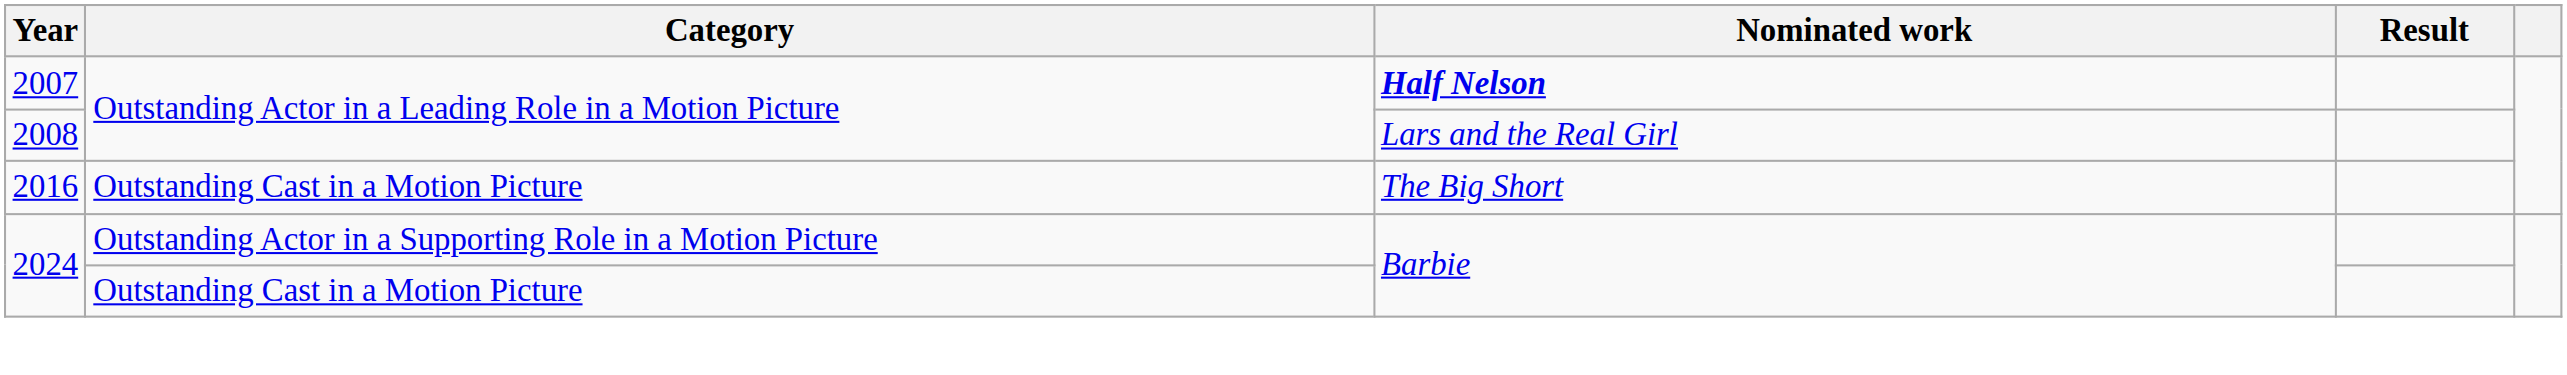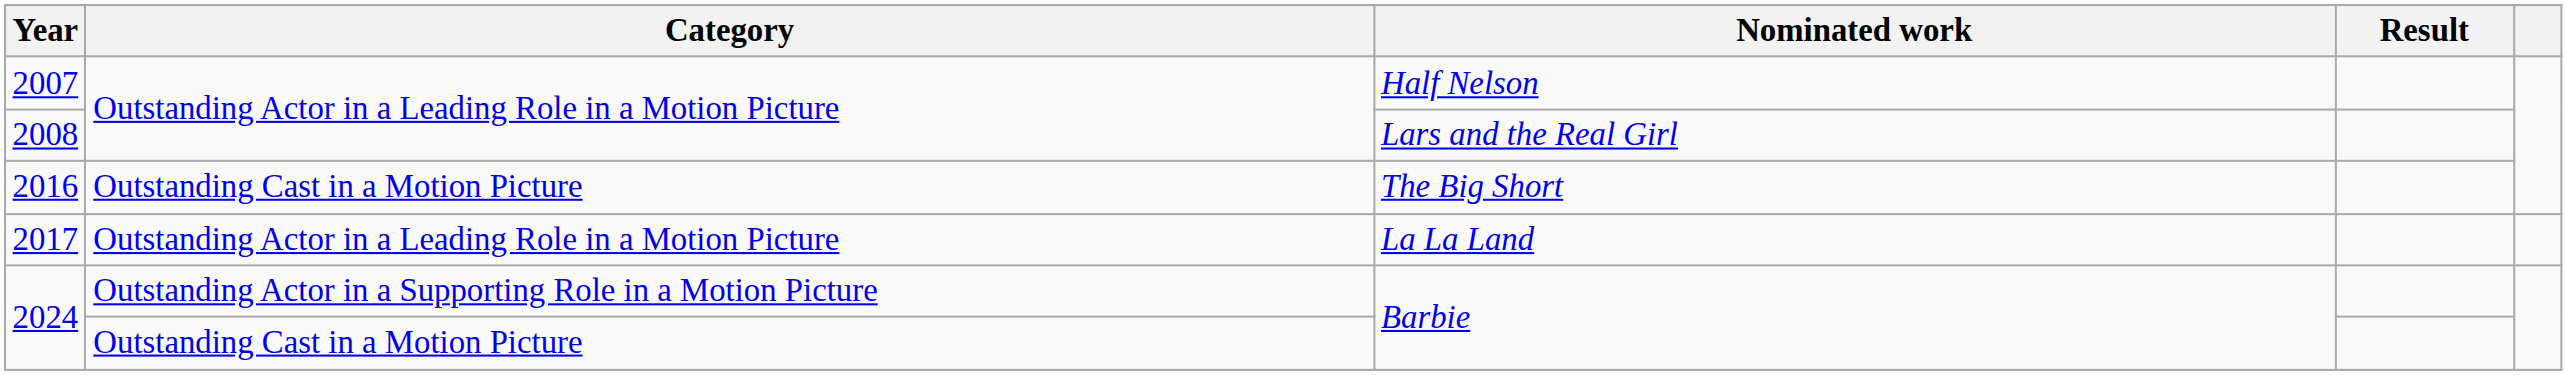(1463, 82) bold -> (1460, 82) normal
+ row: (45, 238)
